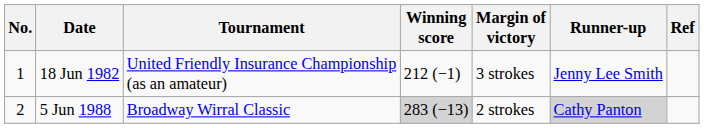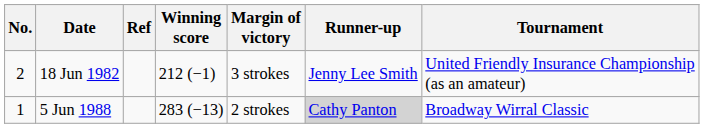columns swapped: (262, 27) <-> (683, 27)
(20, 73) 1 -> (20, 73) 2
(20, 110) 2 -> (20, 110) 1
(436, 110) lightgrey background -> (191, 110) no background
